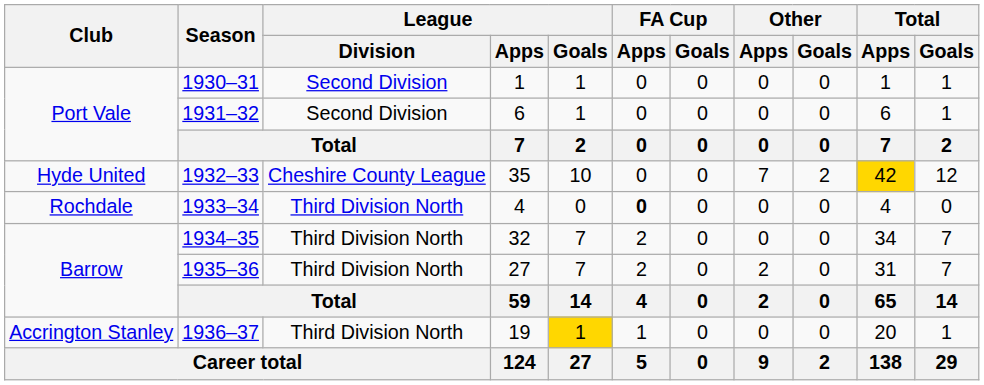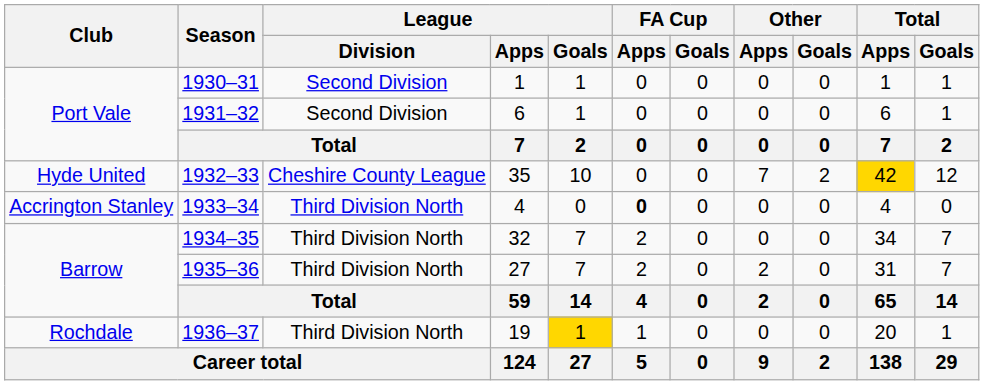(91, 207) Rochdale -> (91, 207) Accrington Stanley
(91, 332) Accrington Stanley -> (91, 332) Rochdale
